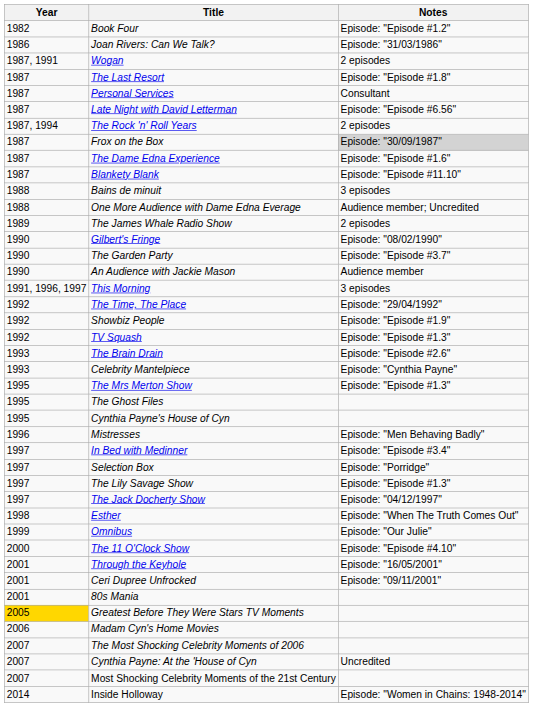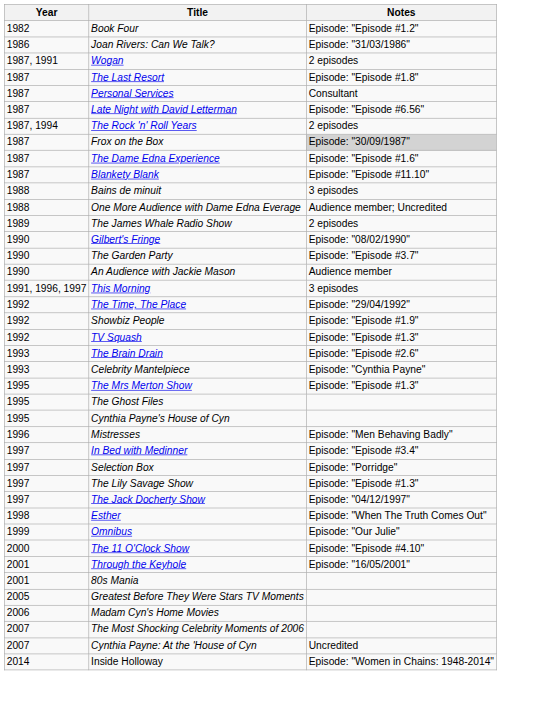- row: (143, 581)
(18, 613) gold background -> (18, 597) no background
- row: (213, 678)
